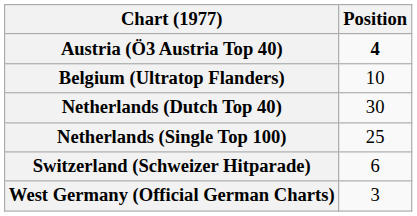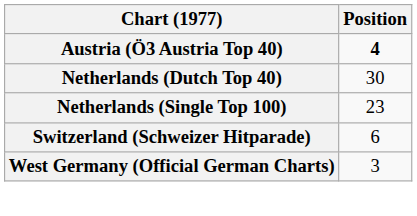- row: (172, 78)
(375, 136) 25 -> (375, 107) 23
